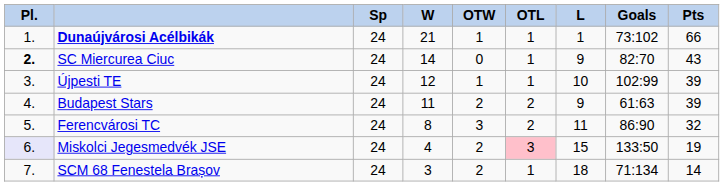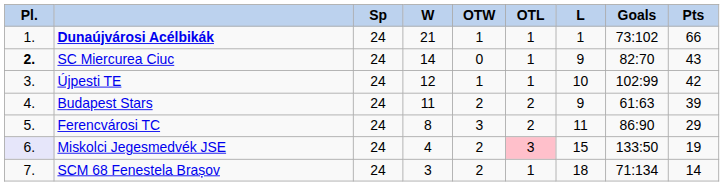(693, 81) 39 -> (693, 81) 42
(693, 125) 32 -> (693, 125) 29
